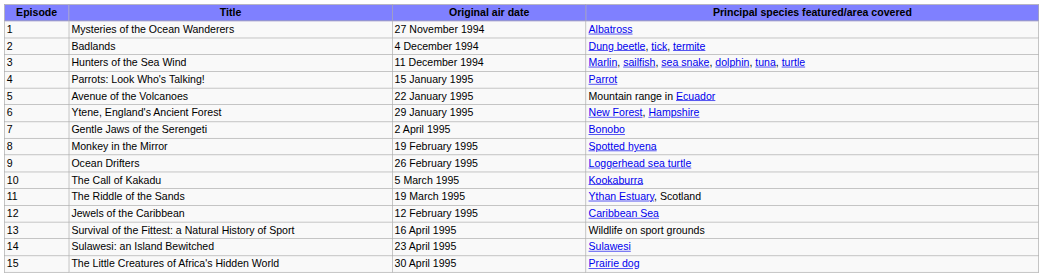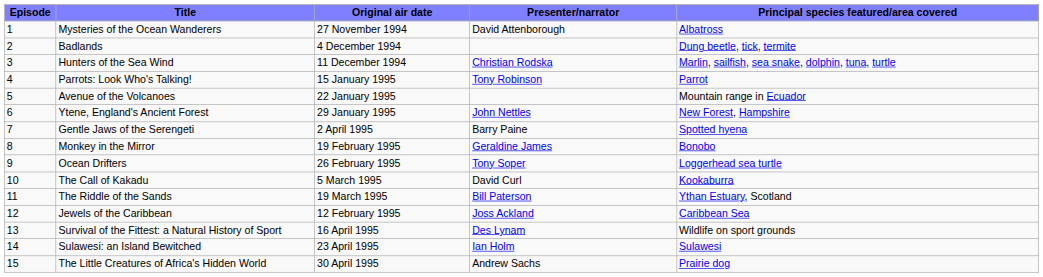+ column: (573, 12)
(607, 130) Bonobo -> (713, 130) Spotted hyena
(623, 146) Spotted hyena -> (697, 146) Bonobo
